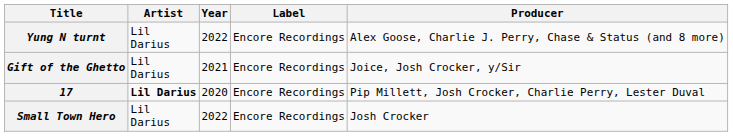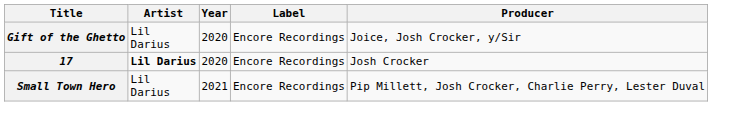- row: (66, 37)
(215, 68) 2021 -> (215, 37) 2020
(527, 92) Pip Millett, Josh Crocker, Charlie Perry, Lester Duval -> (389, 62) Josh Crocker
(215, 116) 2022 -> (215, 86) 2021
(389, 116) Josh Crocker -> (527, 86) Pip Millett, Josh Crocker, Charlie Perry, Lester Duval
